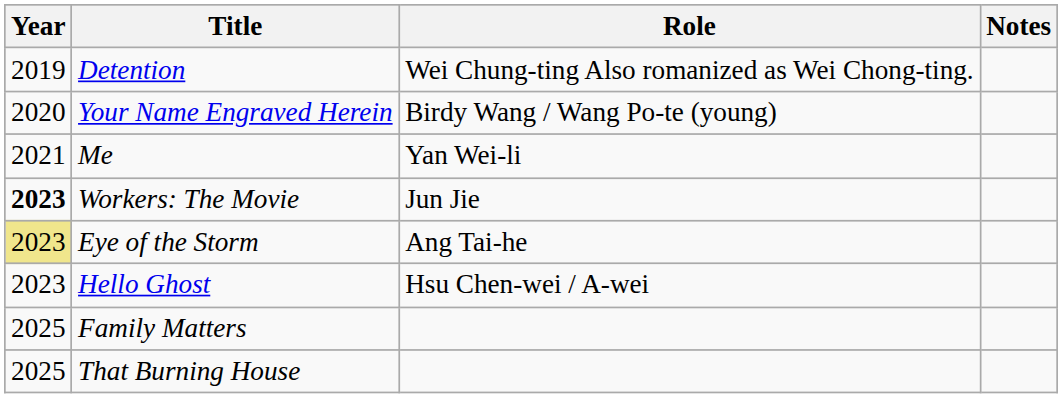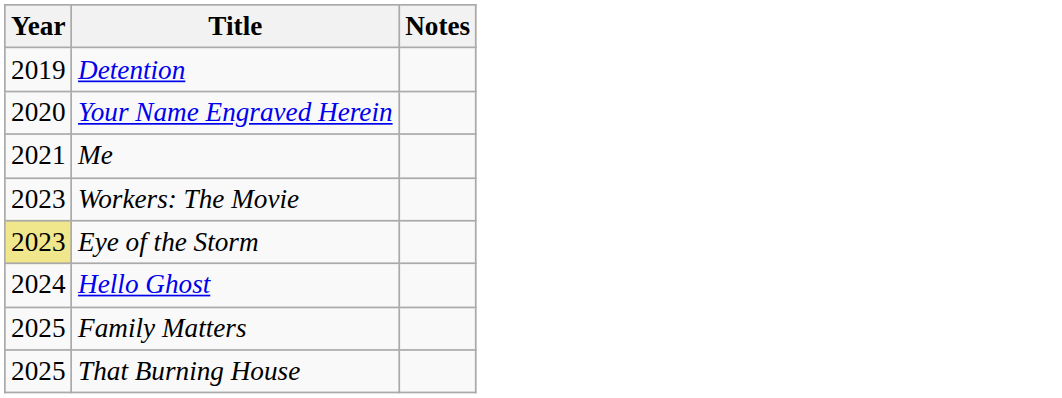- column: (689, 26)
(38, 198) bold -> (38, 198) normal
(38, 284) 2023 -> (38, 284) 2024
